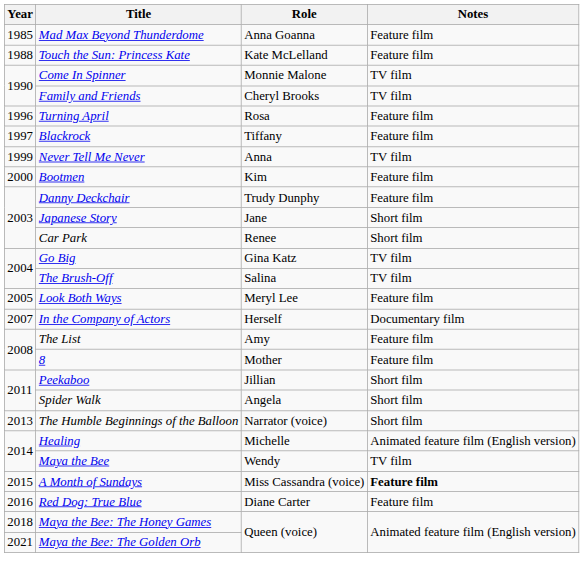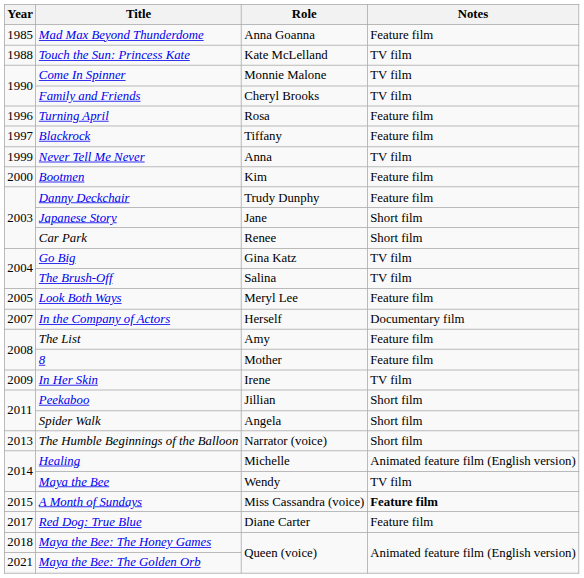(402, 55) Feature film -> (391, 55) TV film
+ row: (68, 380)
(20, 501) 2016 -> (20, 522) 2017
